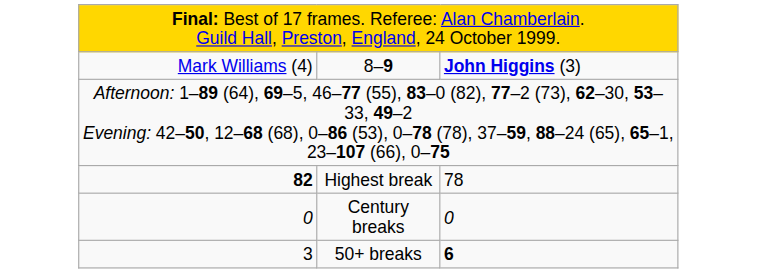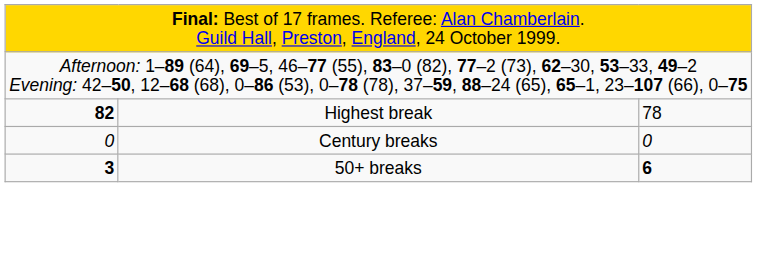- row: (378, 66)
(308, 255) normal -> (109, 168) bold
